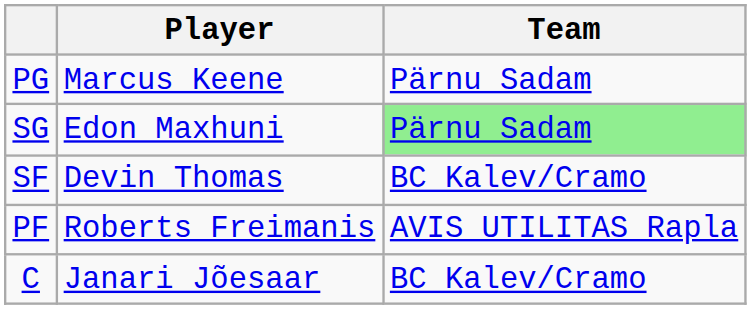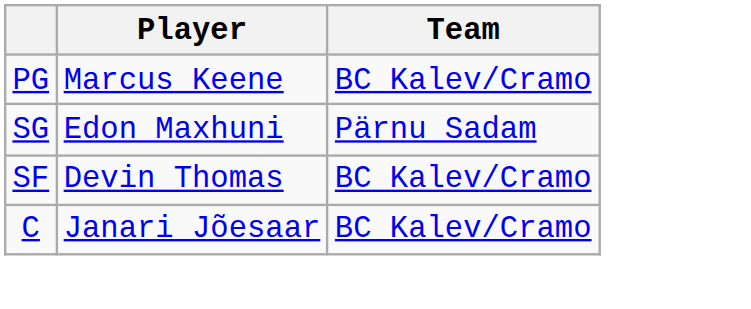(491, 80) Pärnu Sadam -> (463, 80) BC Kalev/Cramo
(491, 130) lightgreen background -> (436, 130) no background
- row: (31, 229)
